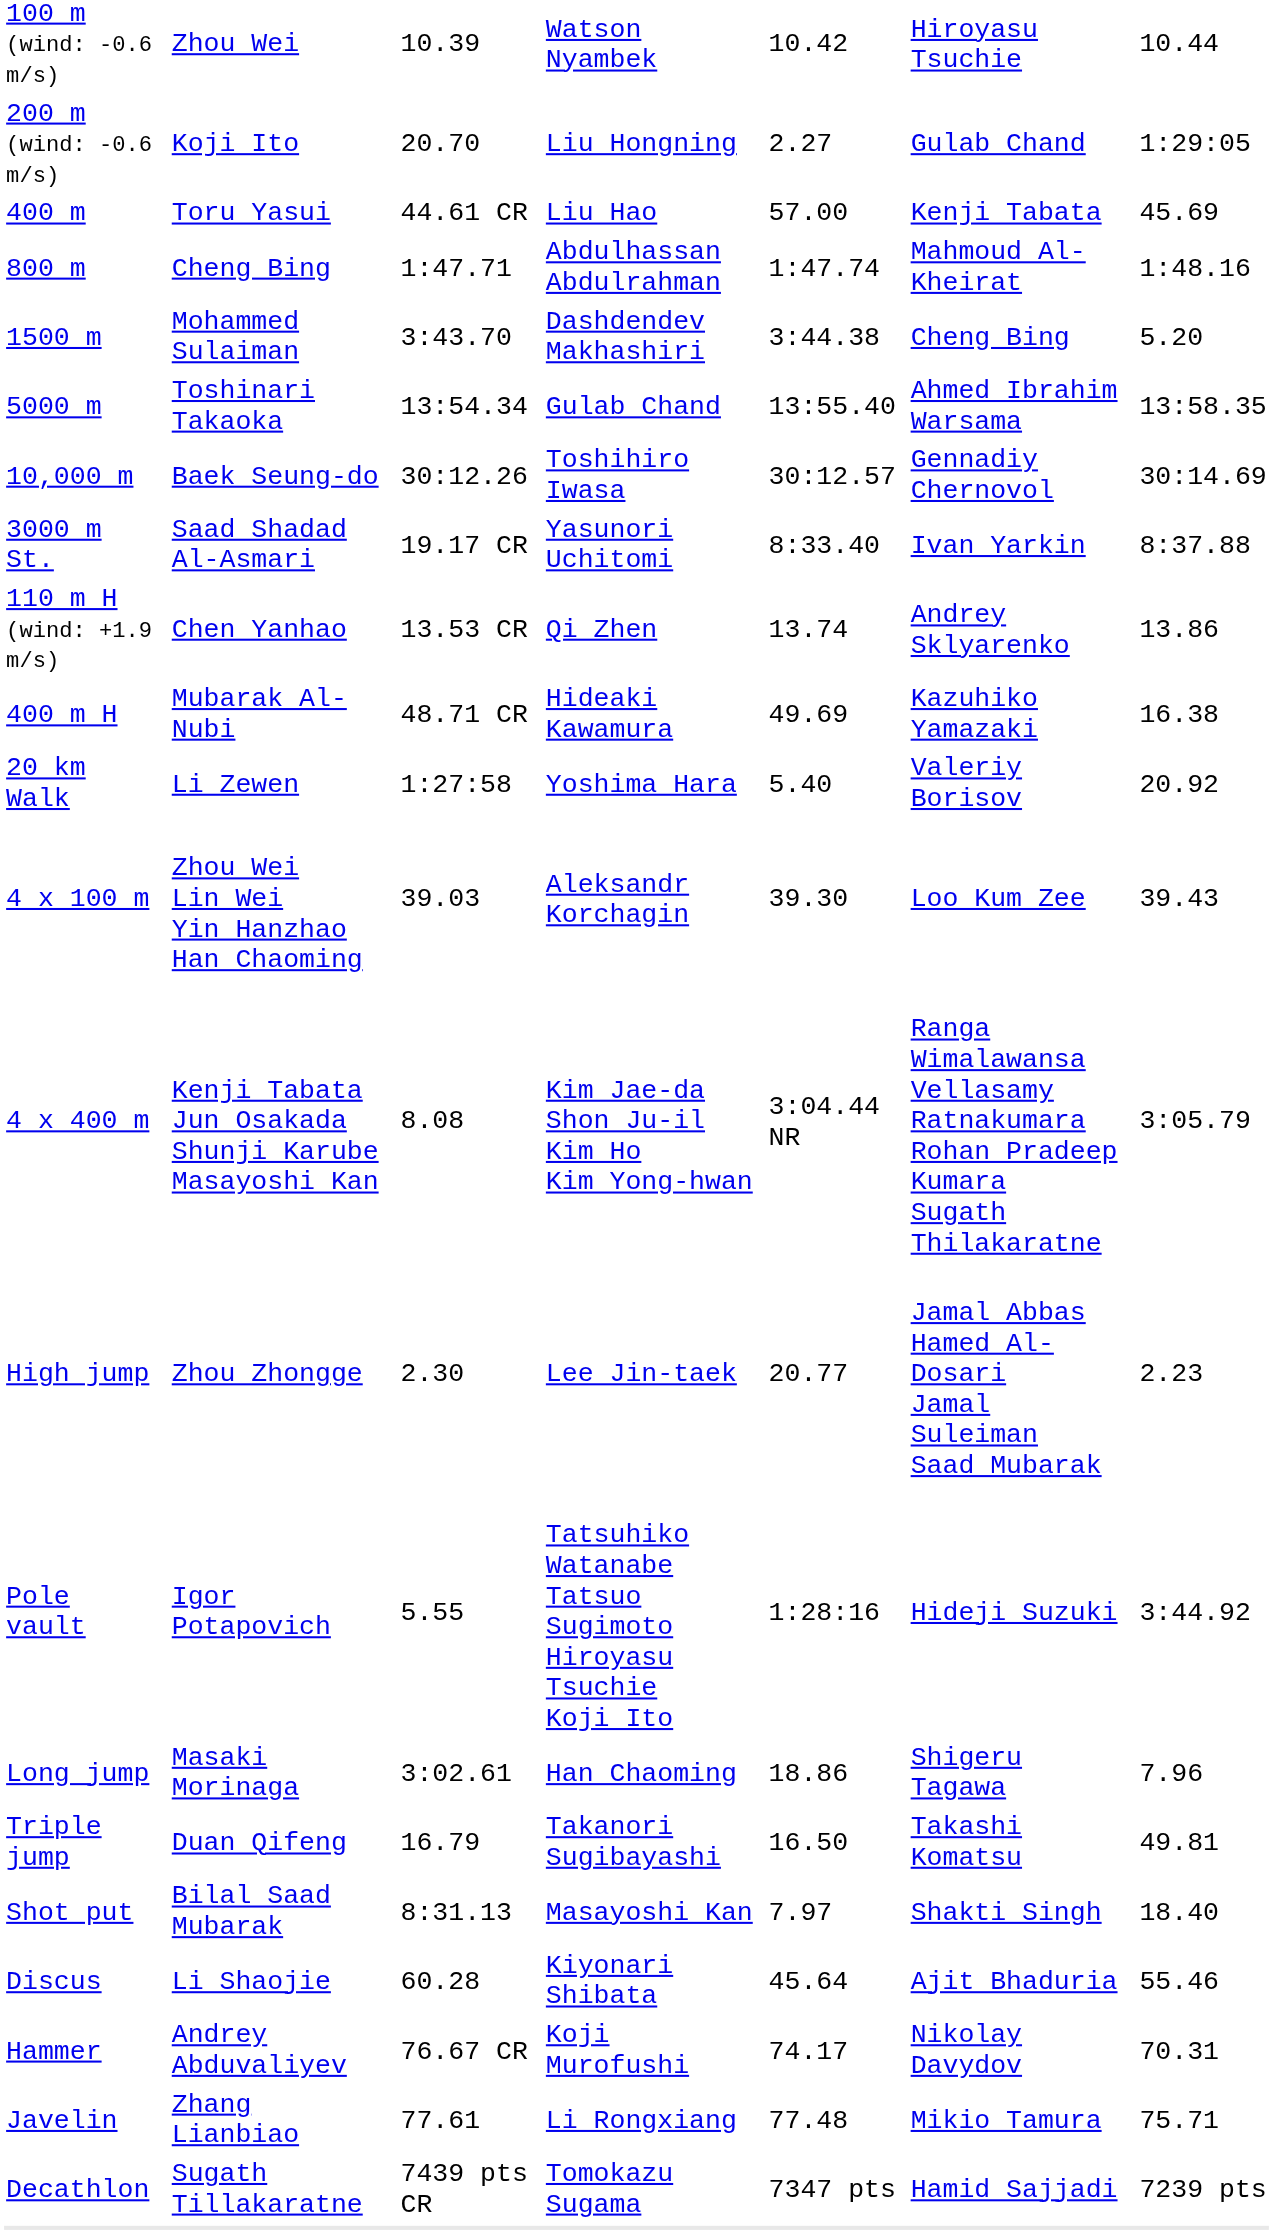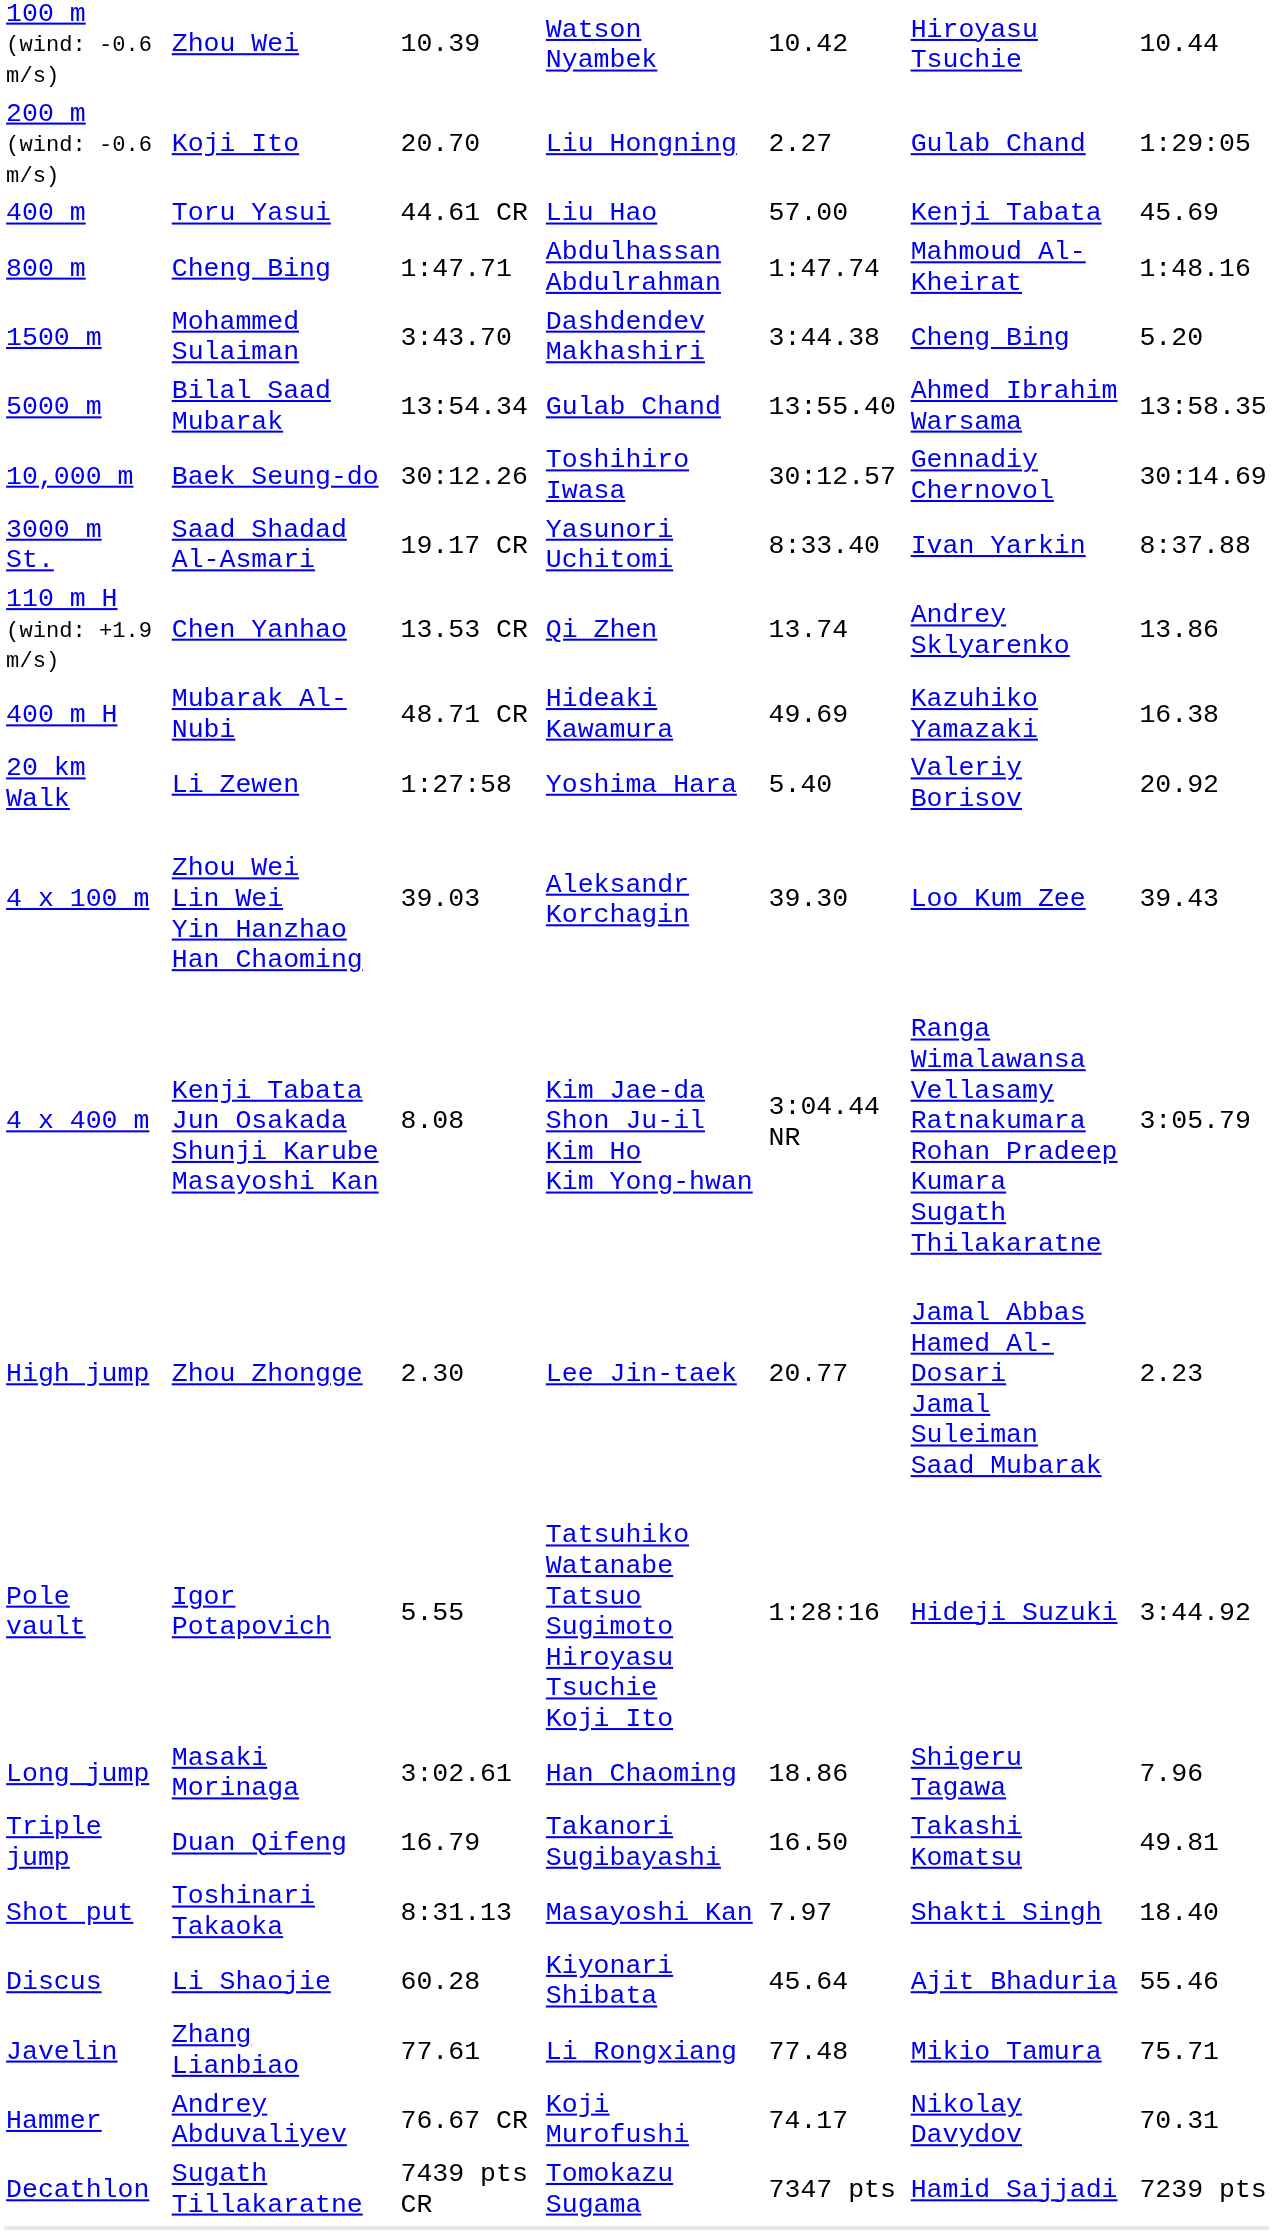(243, 406) Toshinari Takaoka -> (251, 406) Bilal Saad Mubarak
(251, 1912) Bilal Saad Mubarak -> (243, 1912) Toshinari Takaoka
rows swapped: (54, 2050) <-> (62, 2120)
